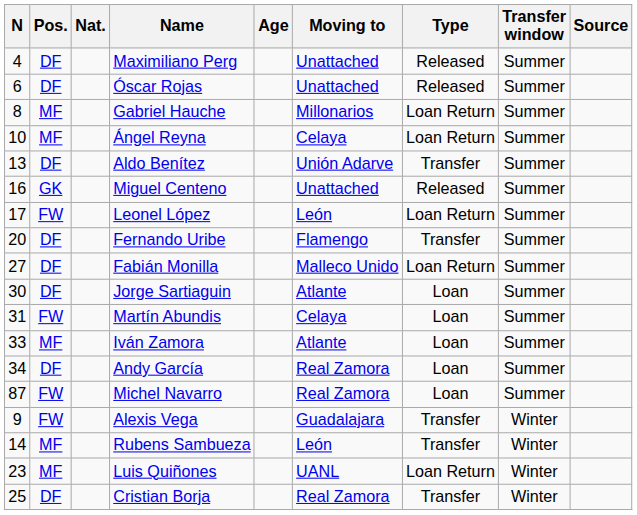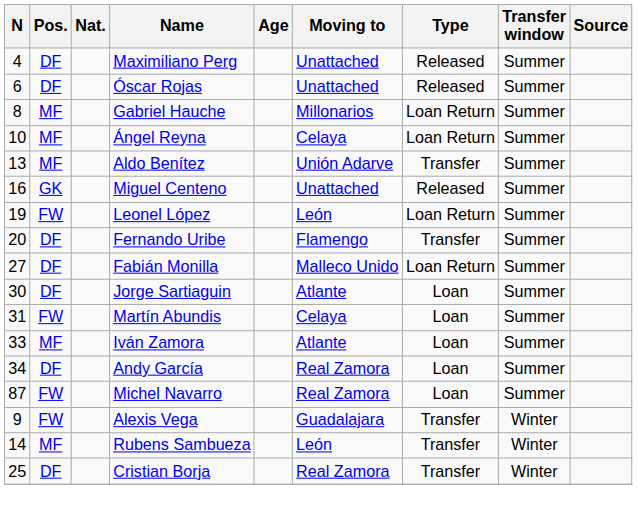(51, 163) DF -> (51, 163) MF
(17, 214) 17 -> (17, 214) 19
- row: (165, 471)
